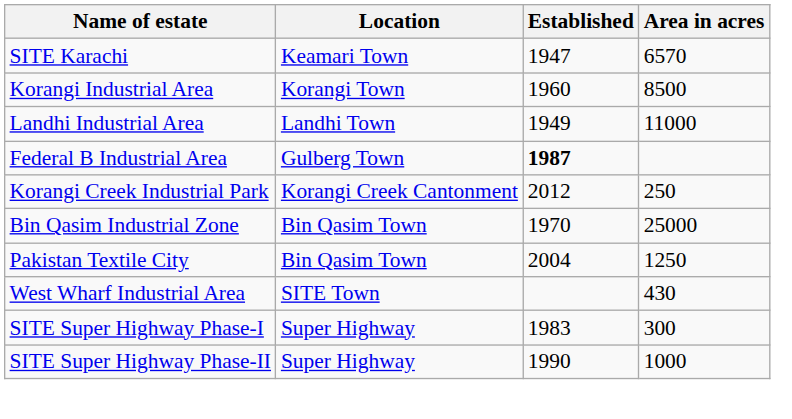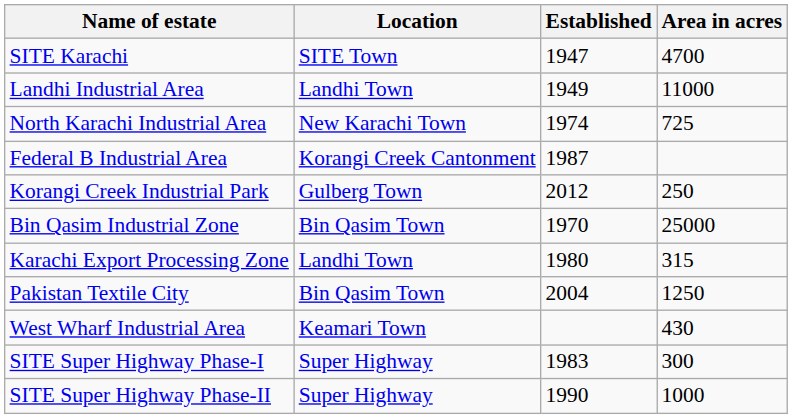(345, 55) Keamari Town -> (348, 55) SITE Town
(665, 55) 6570 -> (683, 55) 4700
- row: (111, 89)
+ row: (138, 123)
(343, 157) Gulberg Town -> (417, 157) Korangi Creek Cantonment
(549, 157) bold -> (567, 157) normal
(399, 191) Korangi Creek Cantonment -> (360, 191) Gulberg Town
+ row: (149, 259)
(330, 293) SITE Town -> (362, 327) Keamari Town
